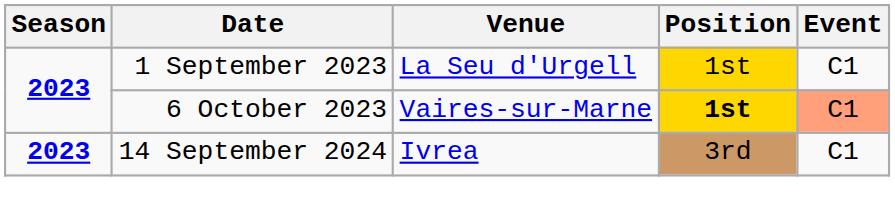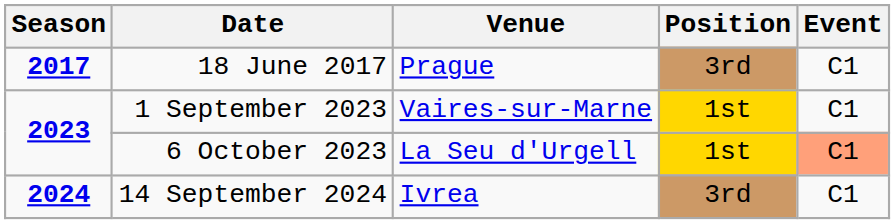+ row: (292, 69)
(518, 69) La Seu d'Urgell -> (526, 112) Vaires-sur-Marne
(526, 112) Vaires-sur-Marne -> (518, 154) La Seu d'Urgell
(728, 112) bold -> (728, 154) normal
(59, 154) 2023 -> (59, 197) 2024
